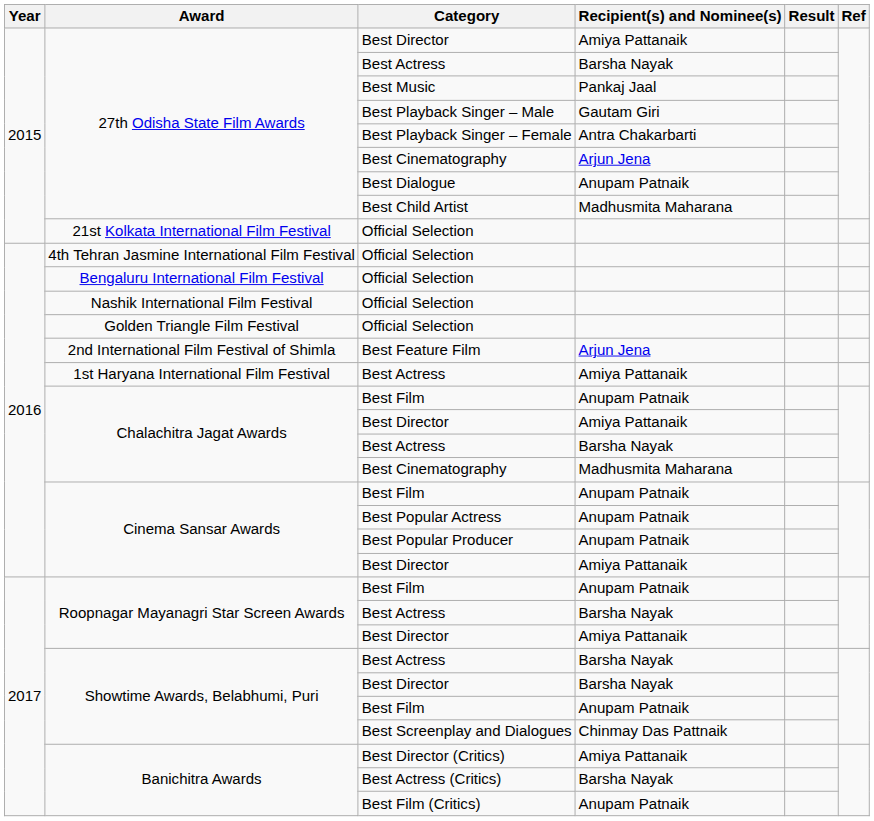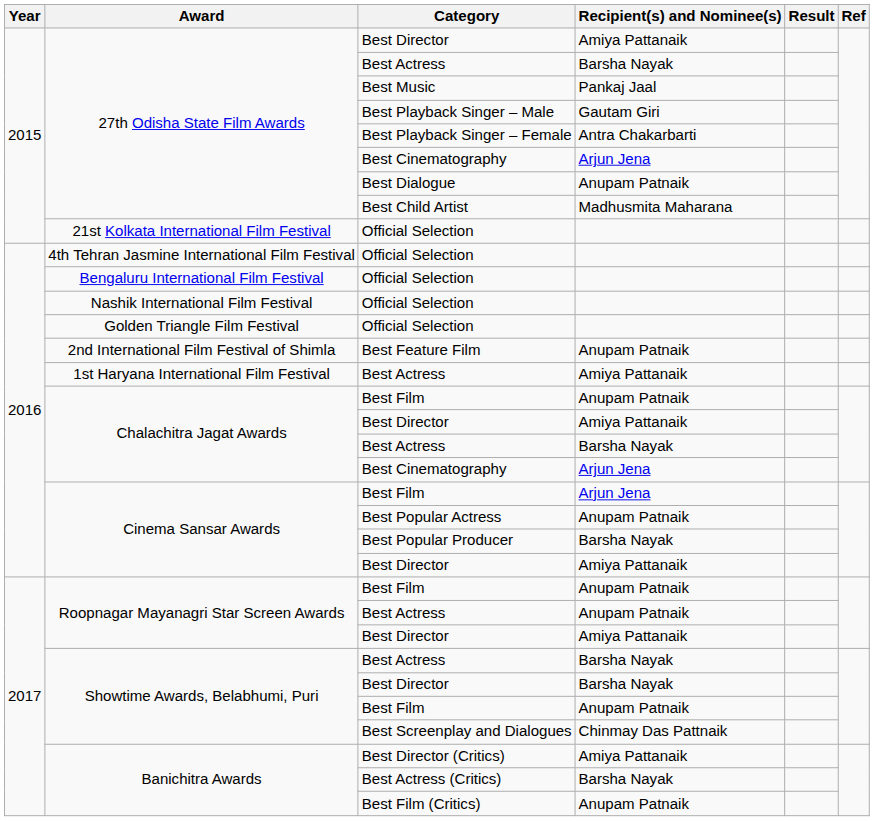(615, 350) Arjun Jena -> (634, 350) Anupam Patnaik
(655, 469) Madhusmita Maharana -> (615, 469) Arjun Jena
(634, 493) Anupam Patnaik -> (615, 493) Arjun Jena
(634, 541) Anupam Patnaik -> (626, 541) Barsha Nayak
(626, 612) Barsha Nayak -> (634, 612) Anupam Patnaik
